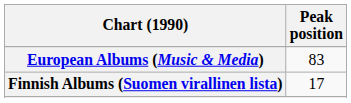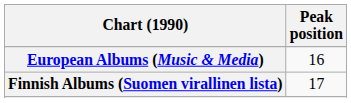(316, 59) 83 -> (316, 59) 16
